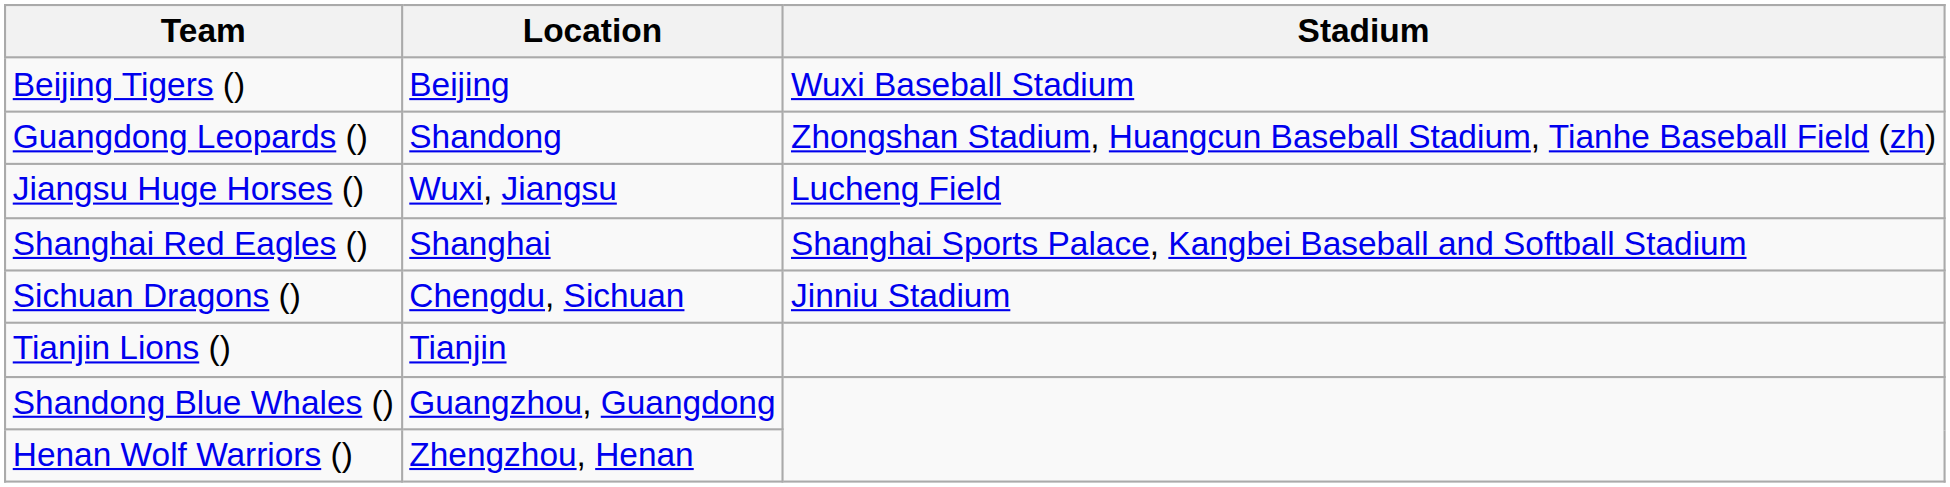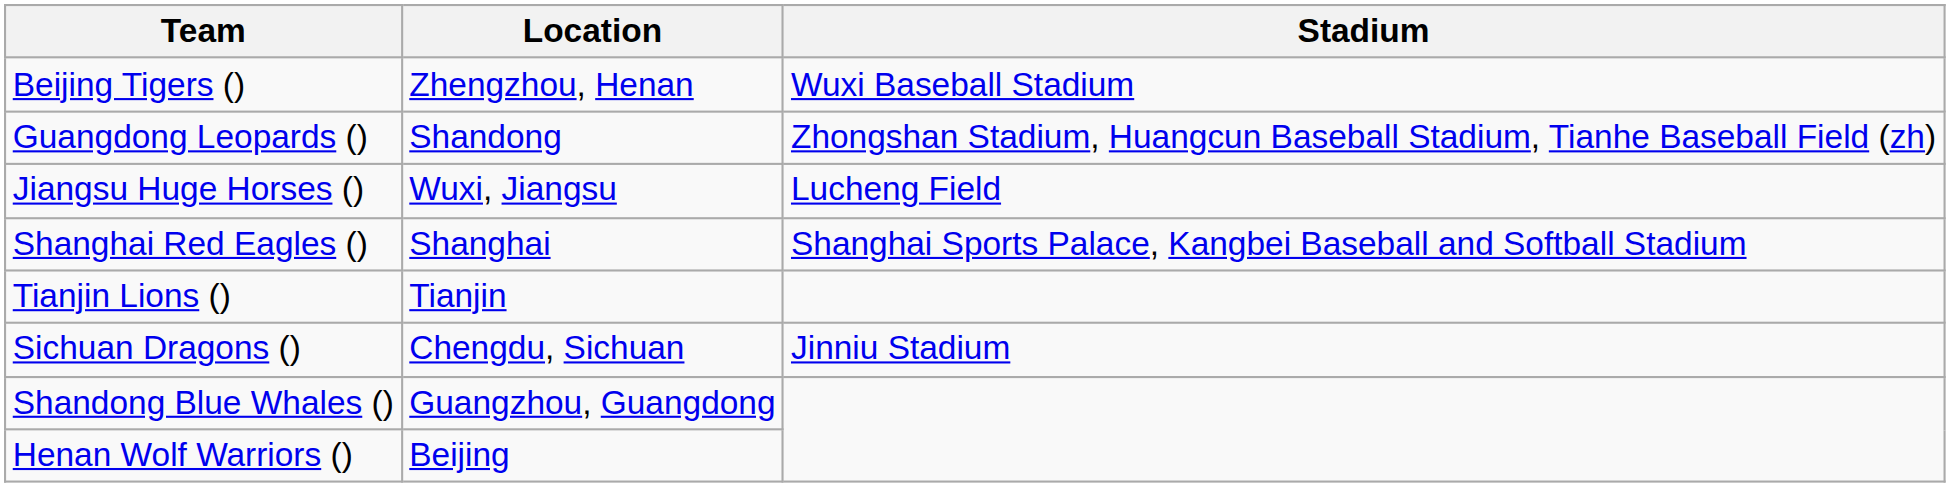(459, 84) Beijing -> (551, 84) Zhengzhou, Henan
rows swapped: (157, 296) <-> (122, 349)
(551, 455) Zhengzhou, Henan -> (459, 455) Beijing
